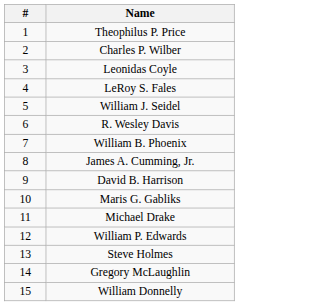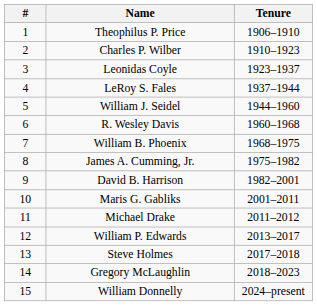+ column: (273, 13)
